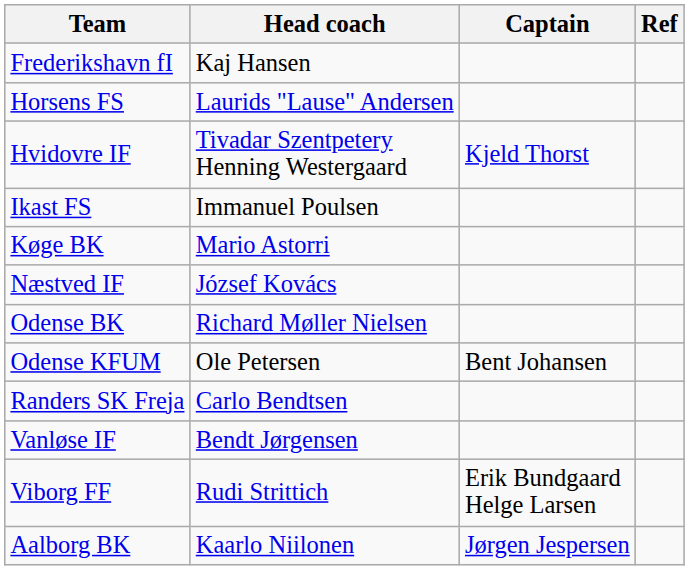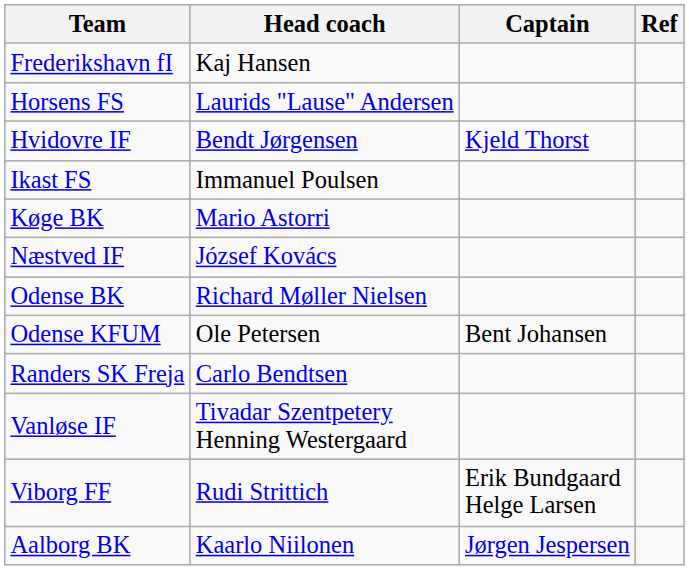(301, 154) Tivadar Szentpetery Henning Westergaard -> (277, 140) Bendt Jørgensen
(277, 439) Bendt Jørgensen -> (301, 425) Tivadar Szentpetery Henning Westergaard
